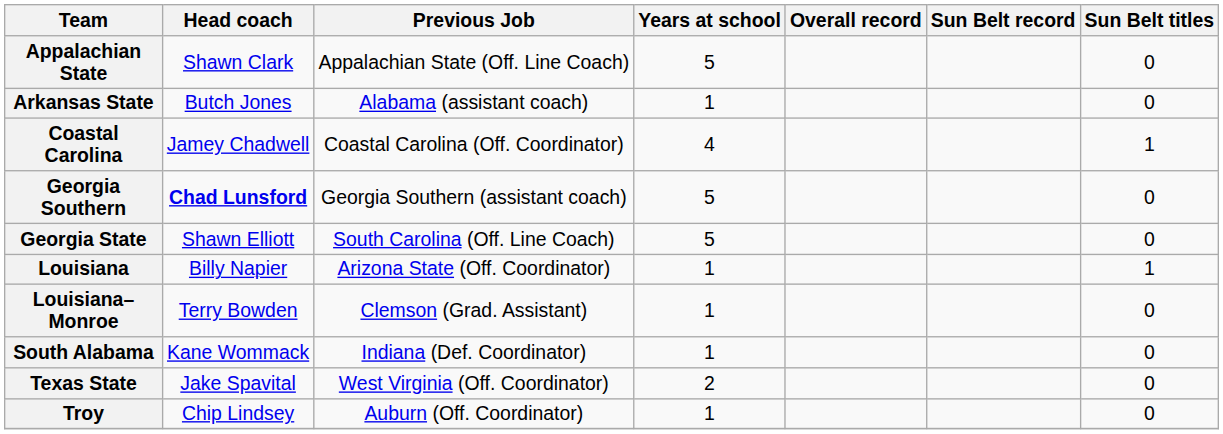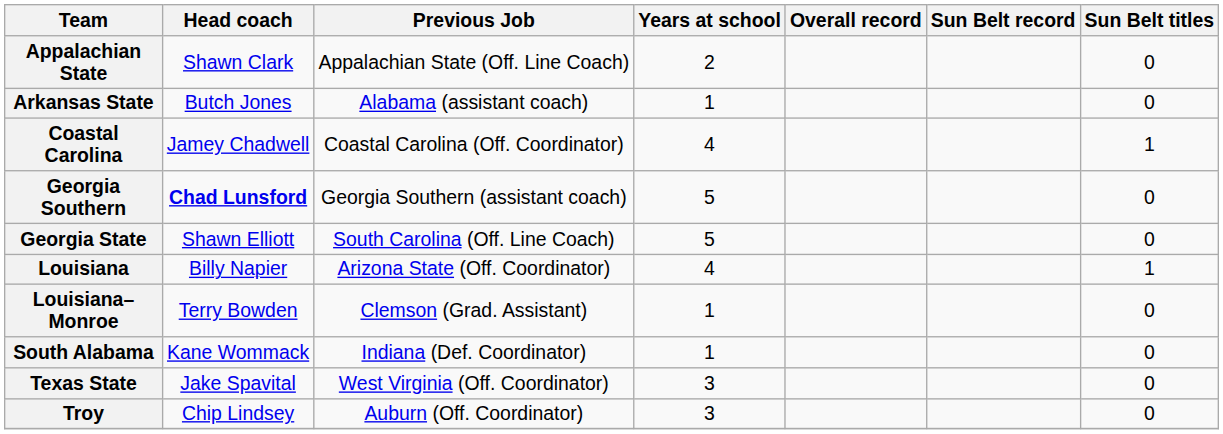(710, 62) 5 -> (710, 62) 2
(710, 269) 1 -> (710, 269) 4
(710, 383) 2 -> (710, 383) 3
(710, 414) 1 -> (710, 414) 3
